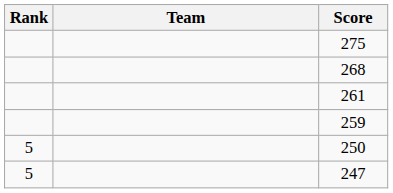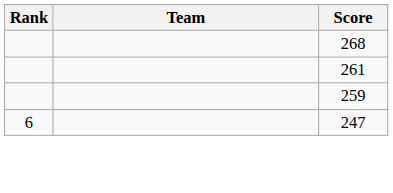- row: (353, 43)
- row: (353, 148)
(29, 174) 5 -> (29, 122) 6
